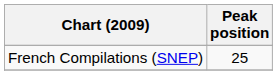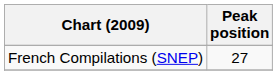(240, 57) 25 -> (240, 57) 27
